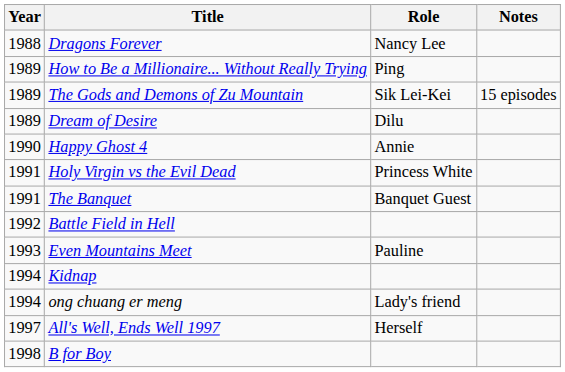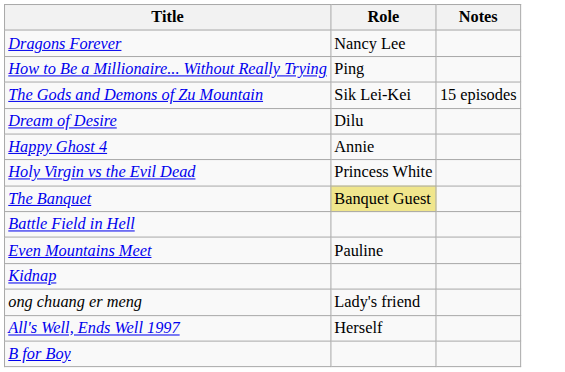- column: (25, 17)
(423, 198) no background -> (383, 198) khaki background
